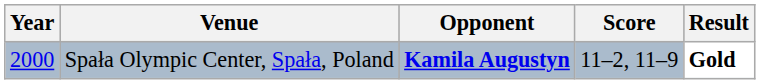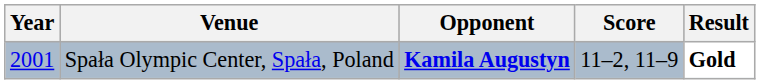(32, 59) 2000 -> (32, 59) 2001
